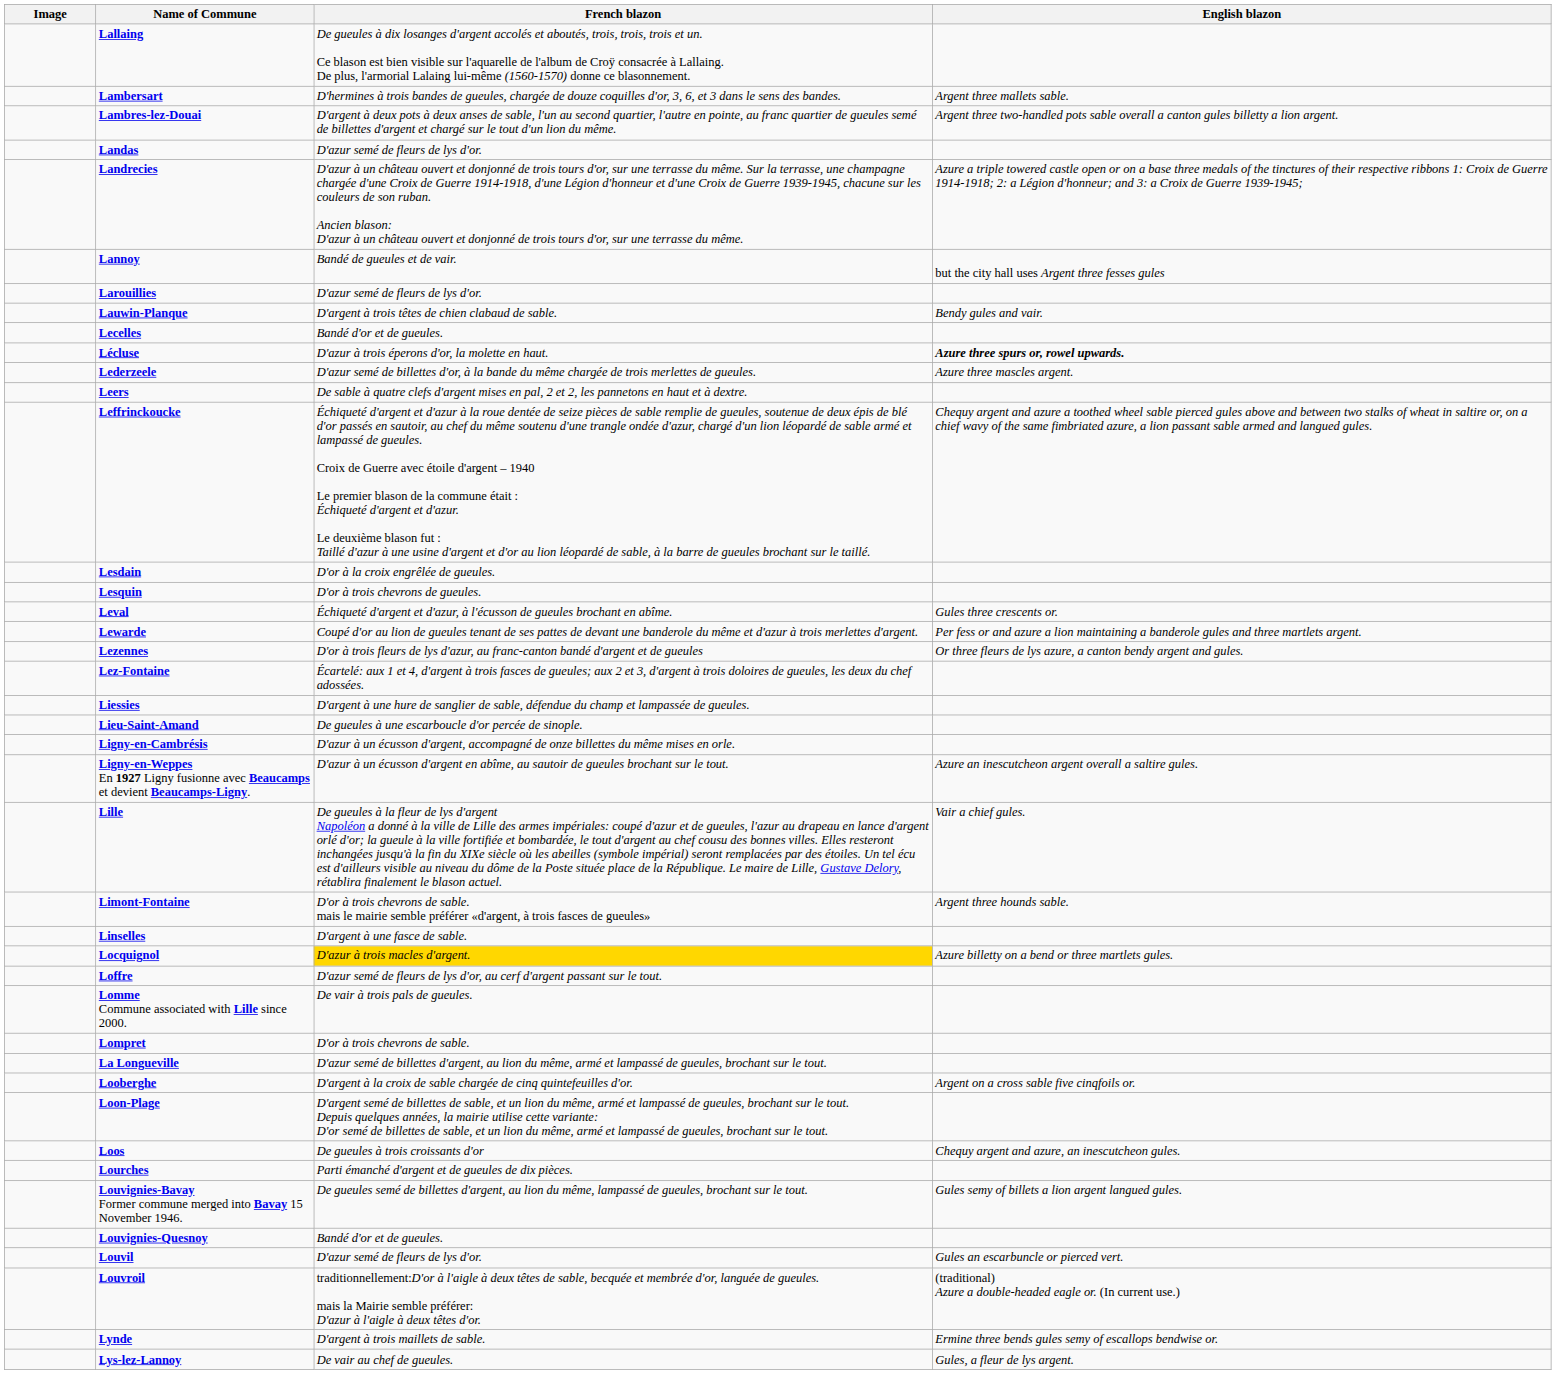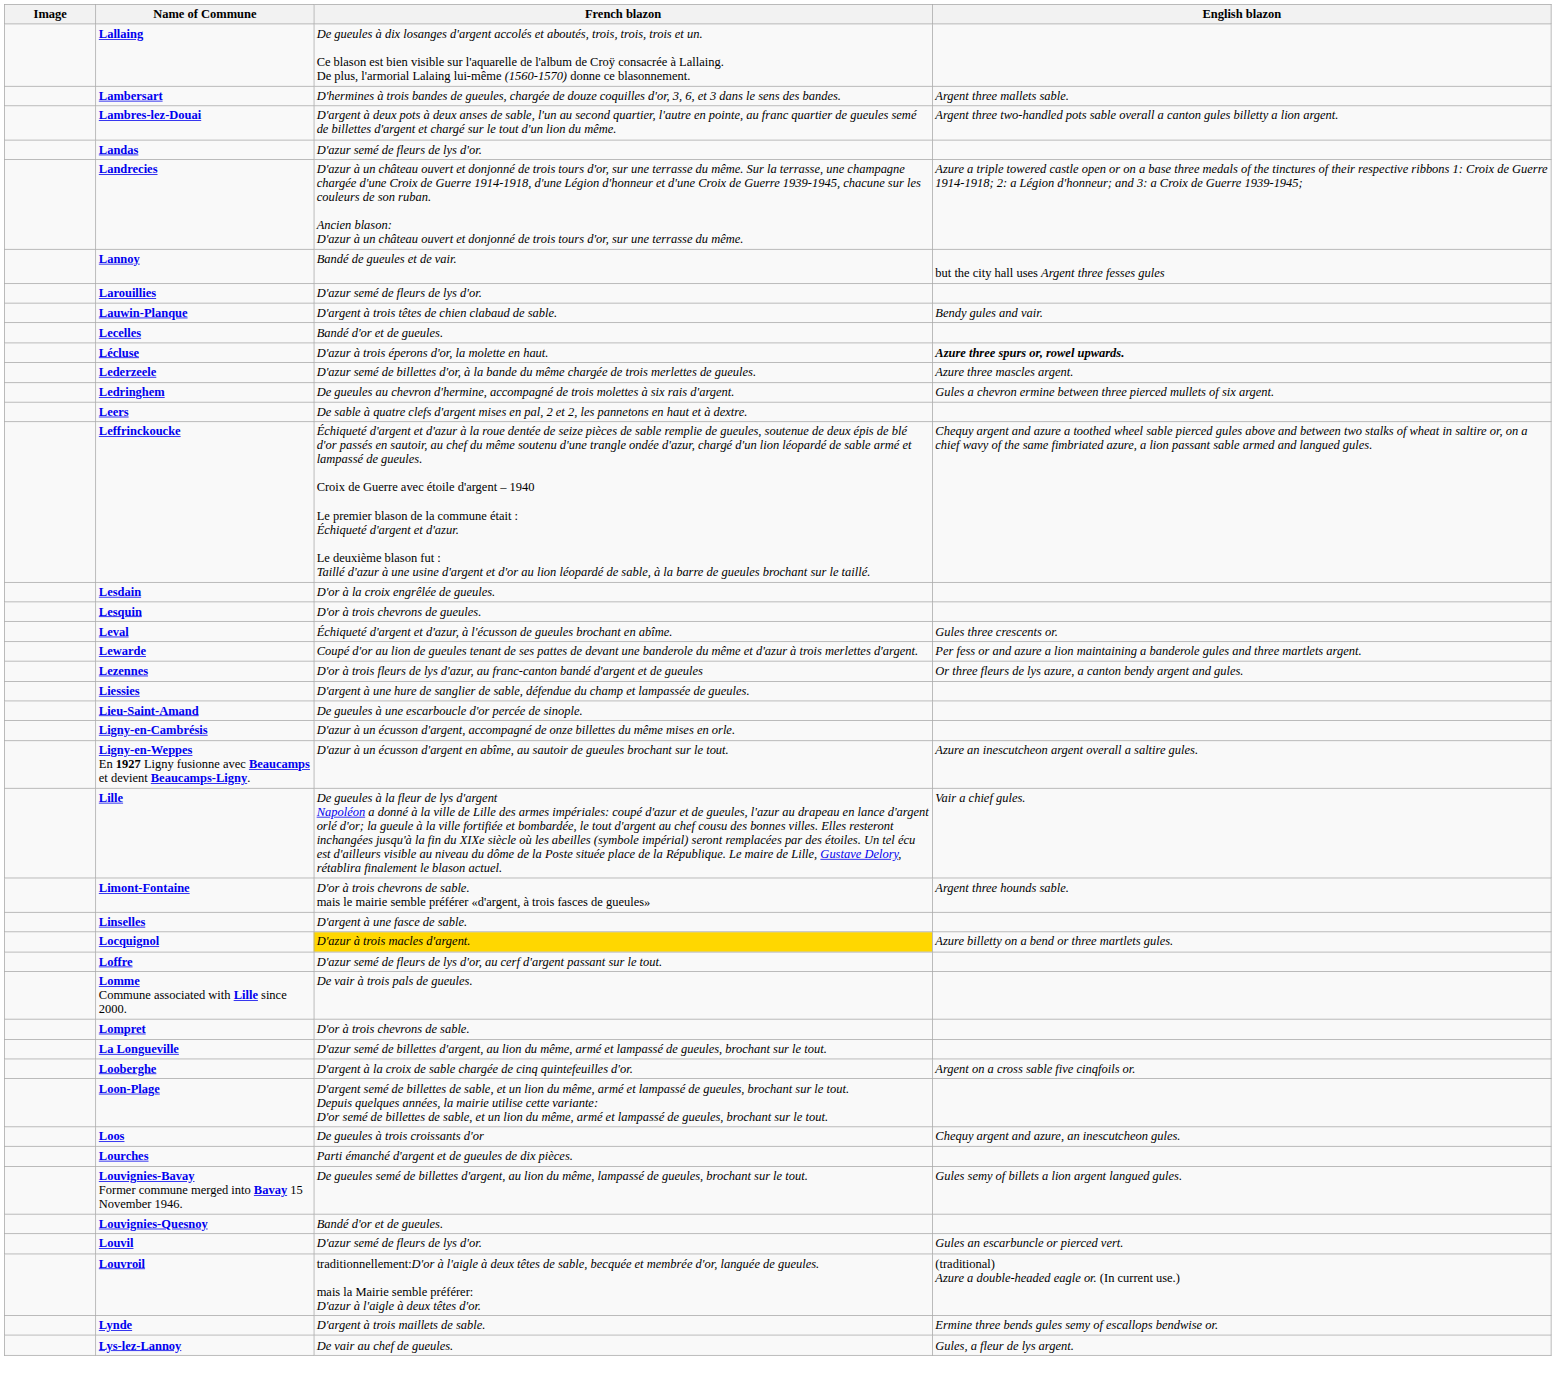+ row: (132, 392)
- row: (134, 671)
